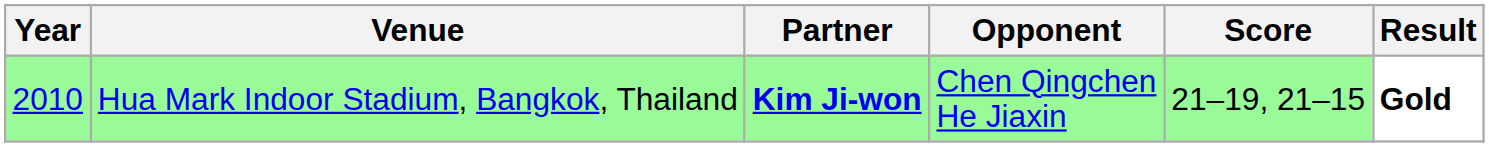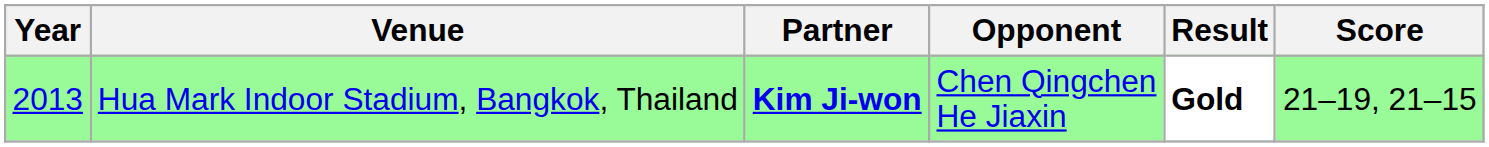columns swapped: (1268, 31) <-> (1428, 31)
(48, 98) 2010 -> (48, 98) 2013
